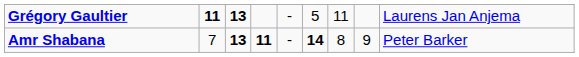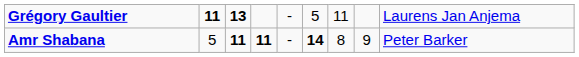(212, 40) 7 -> (212, 40) 5
(238, 40) 13 -> (238, 40) 11
